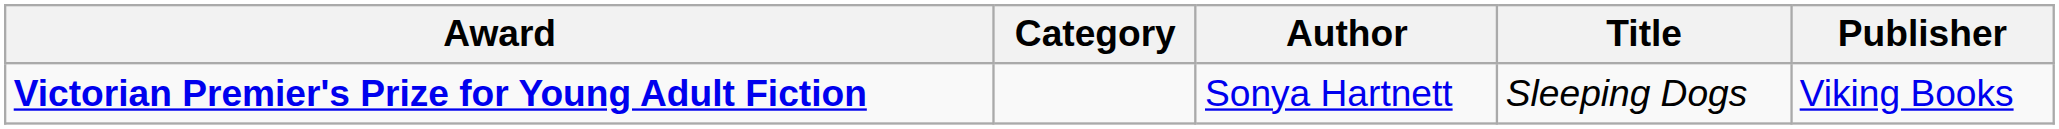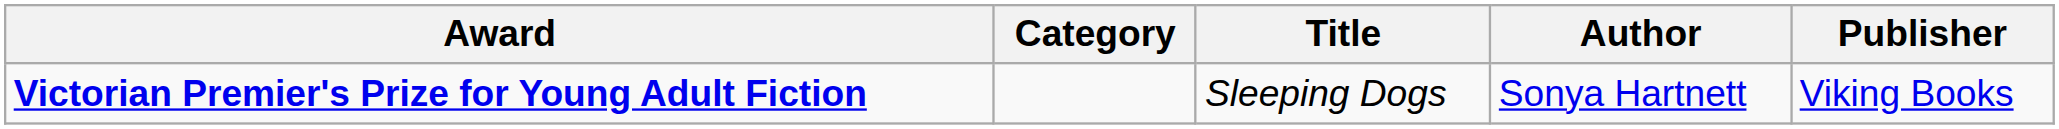columns swapped: (1347, 33) <-> (1644, 33)
